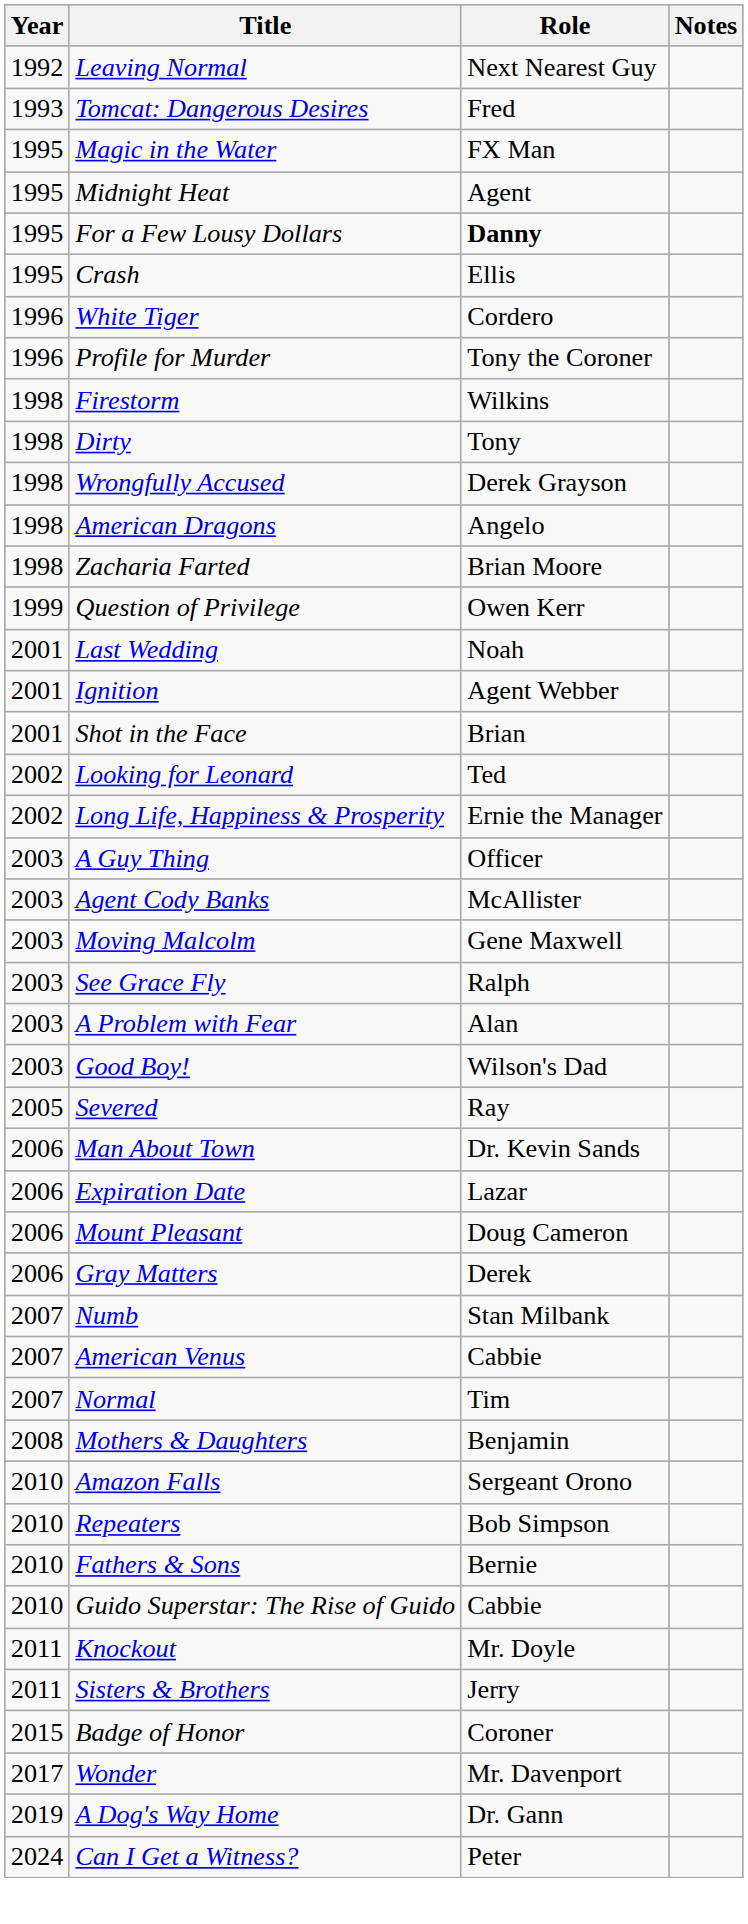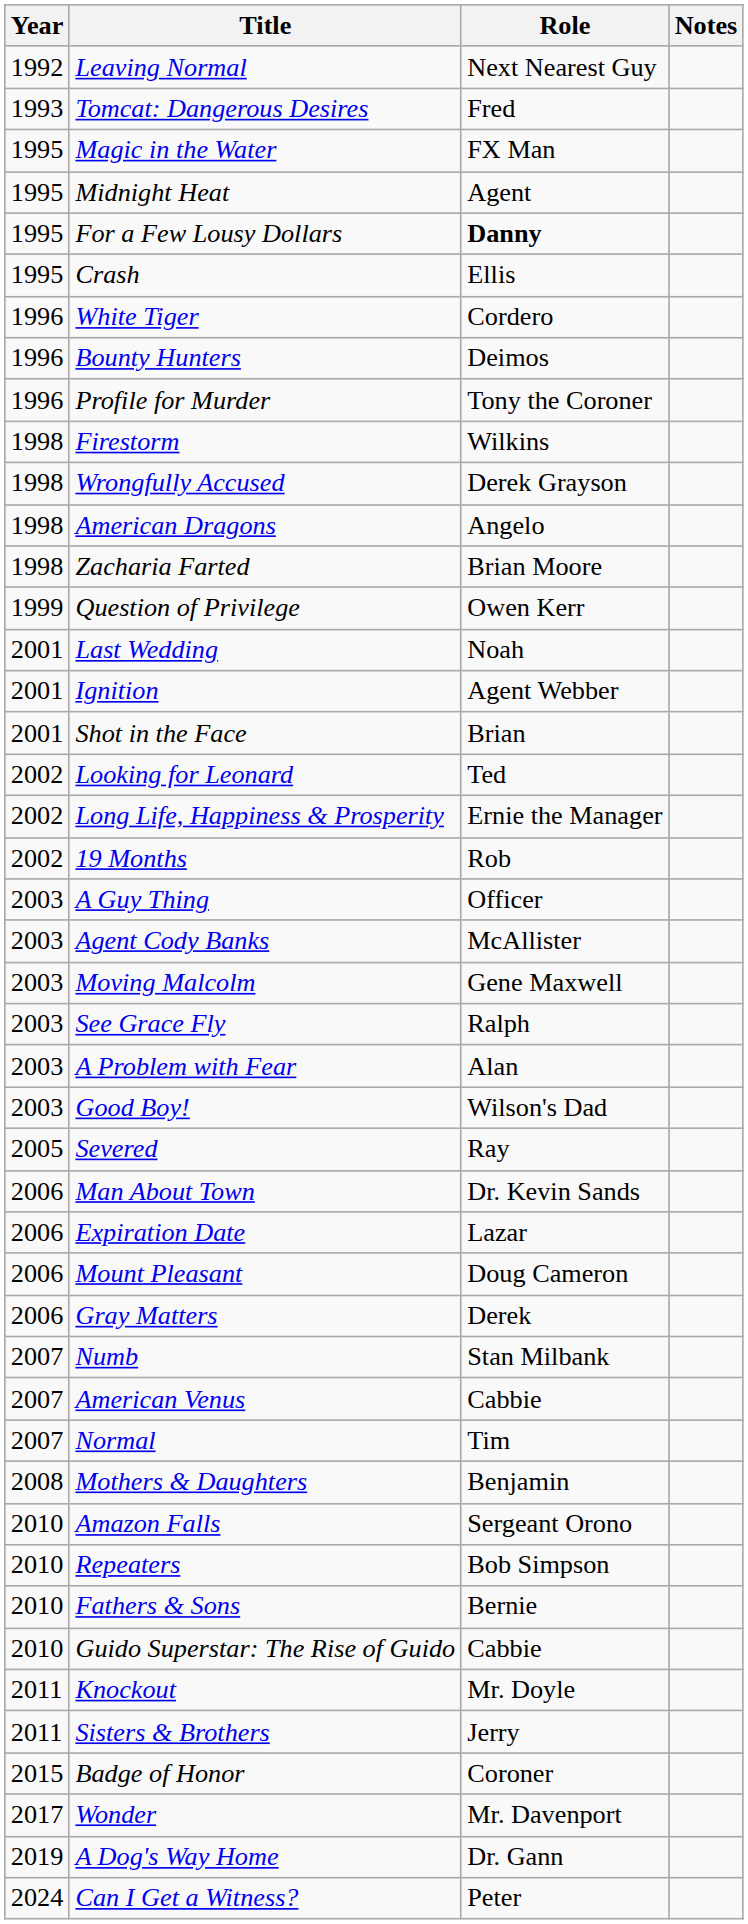+ row: (158, 358)
- row: (103, 441)
+ row: (131, 857)
